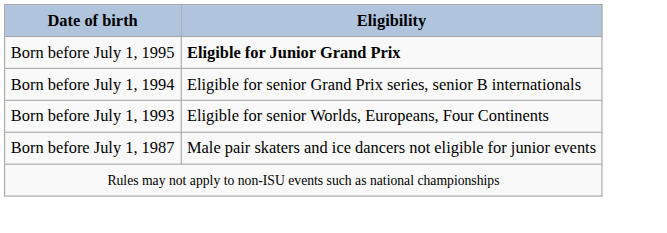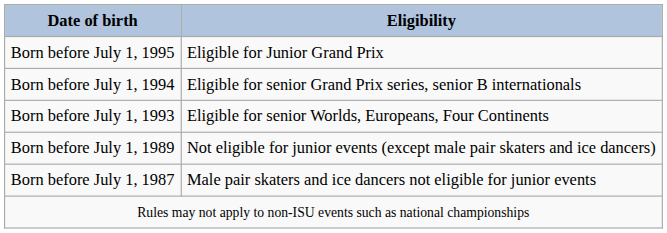(294, 52) bold -> (285, 52) normal
+ row: (93, 148)
